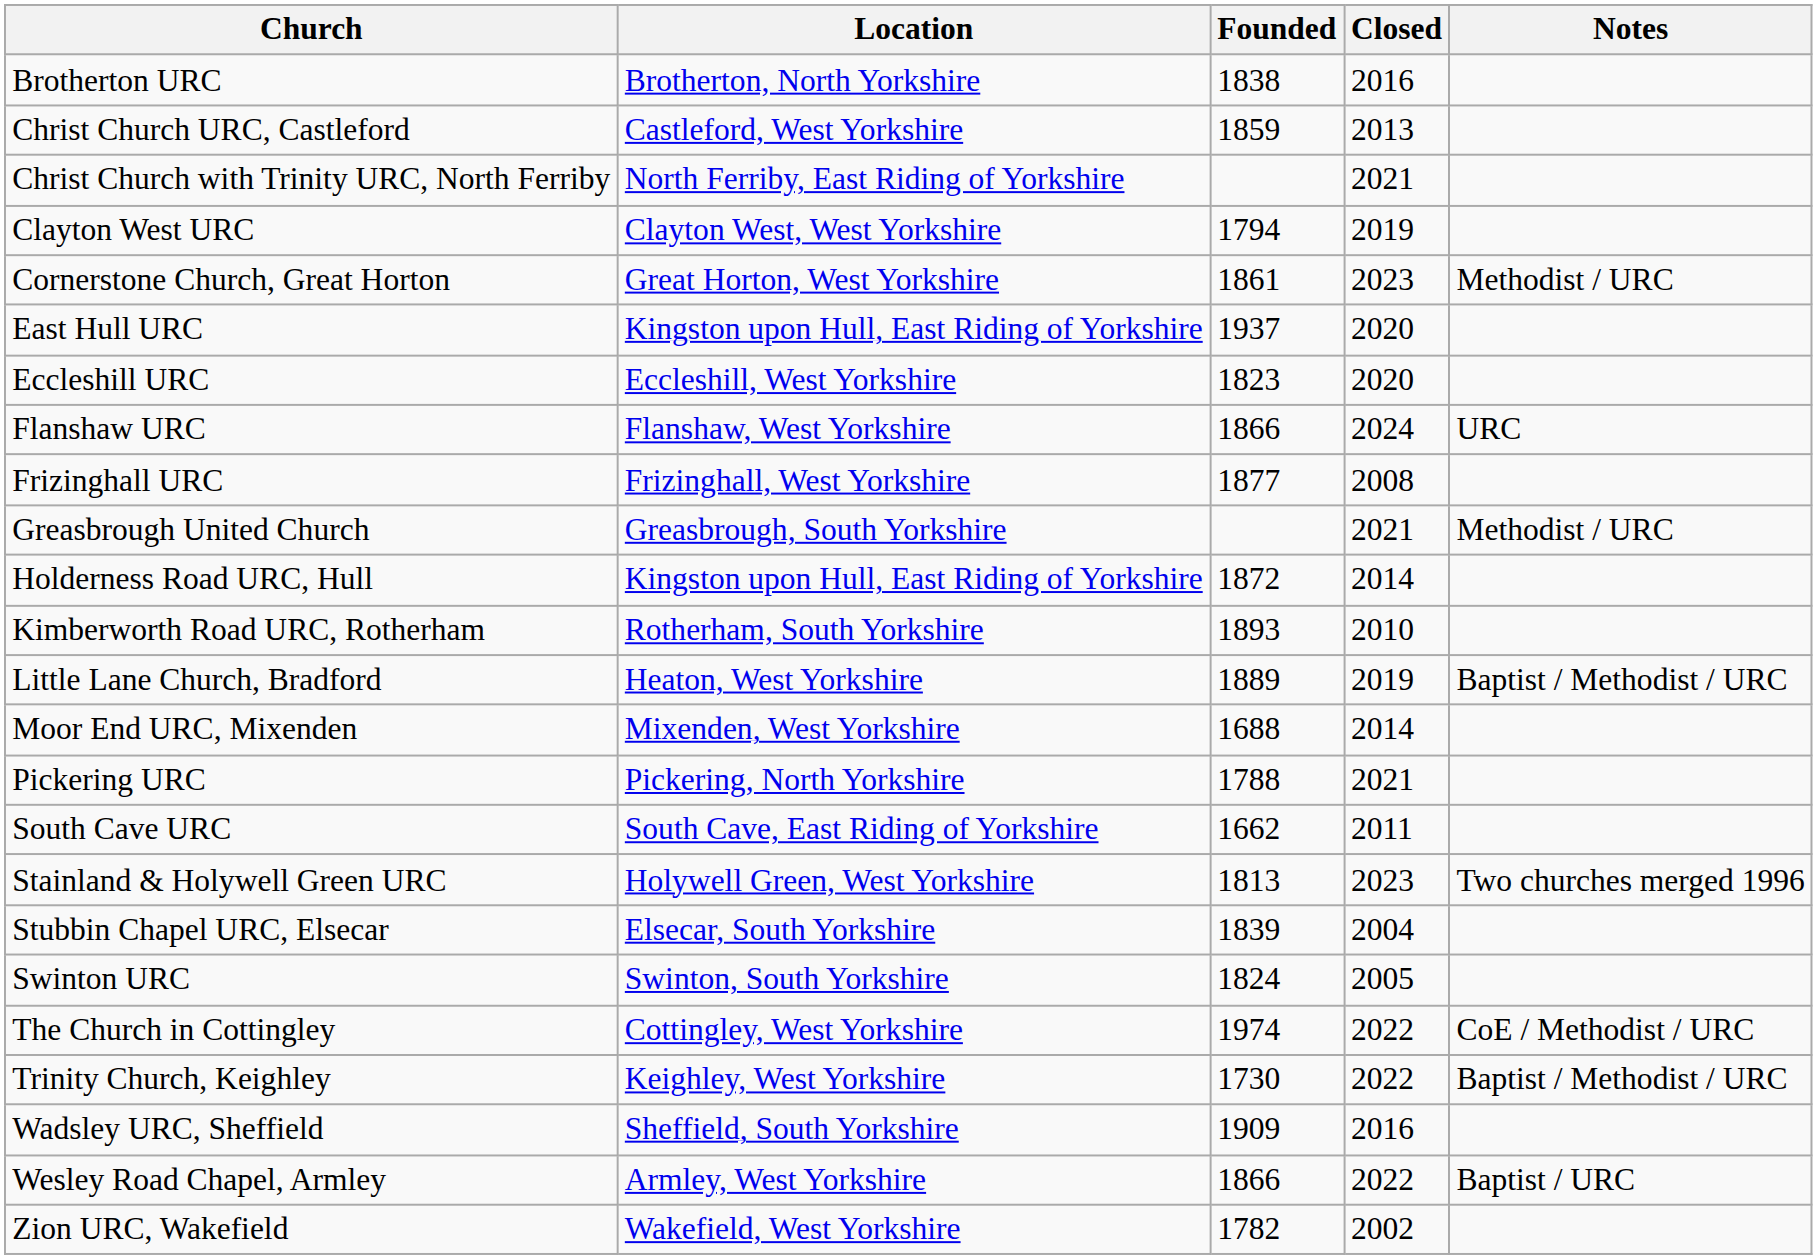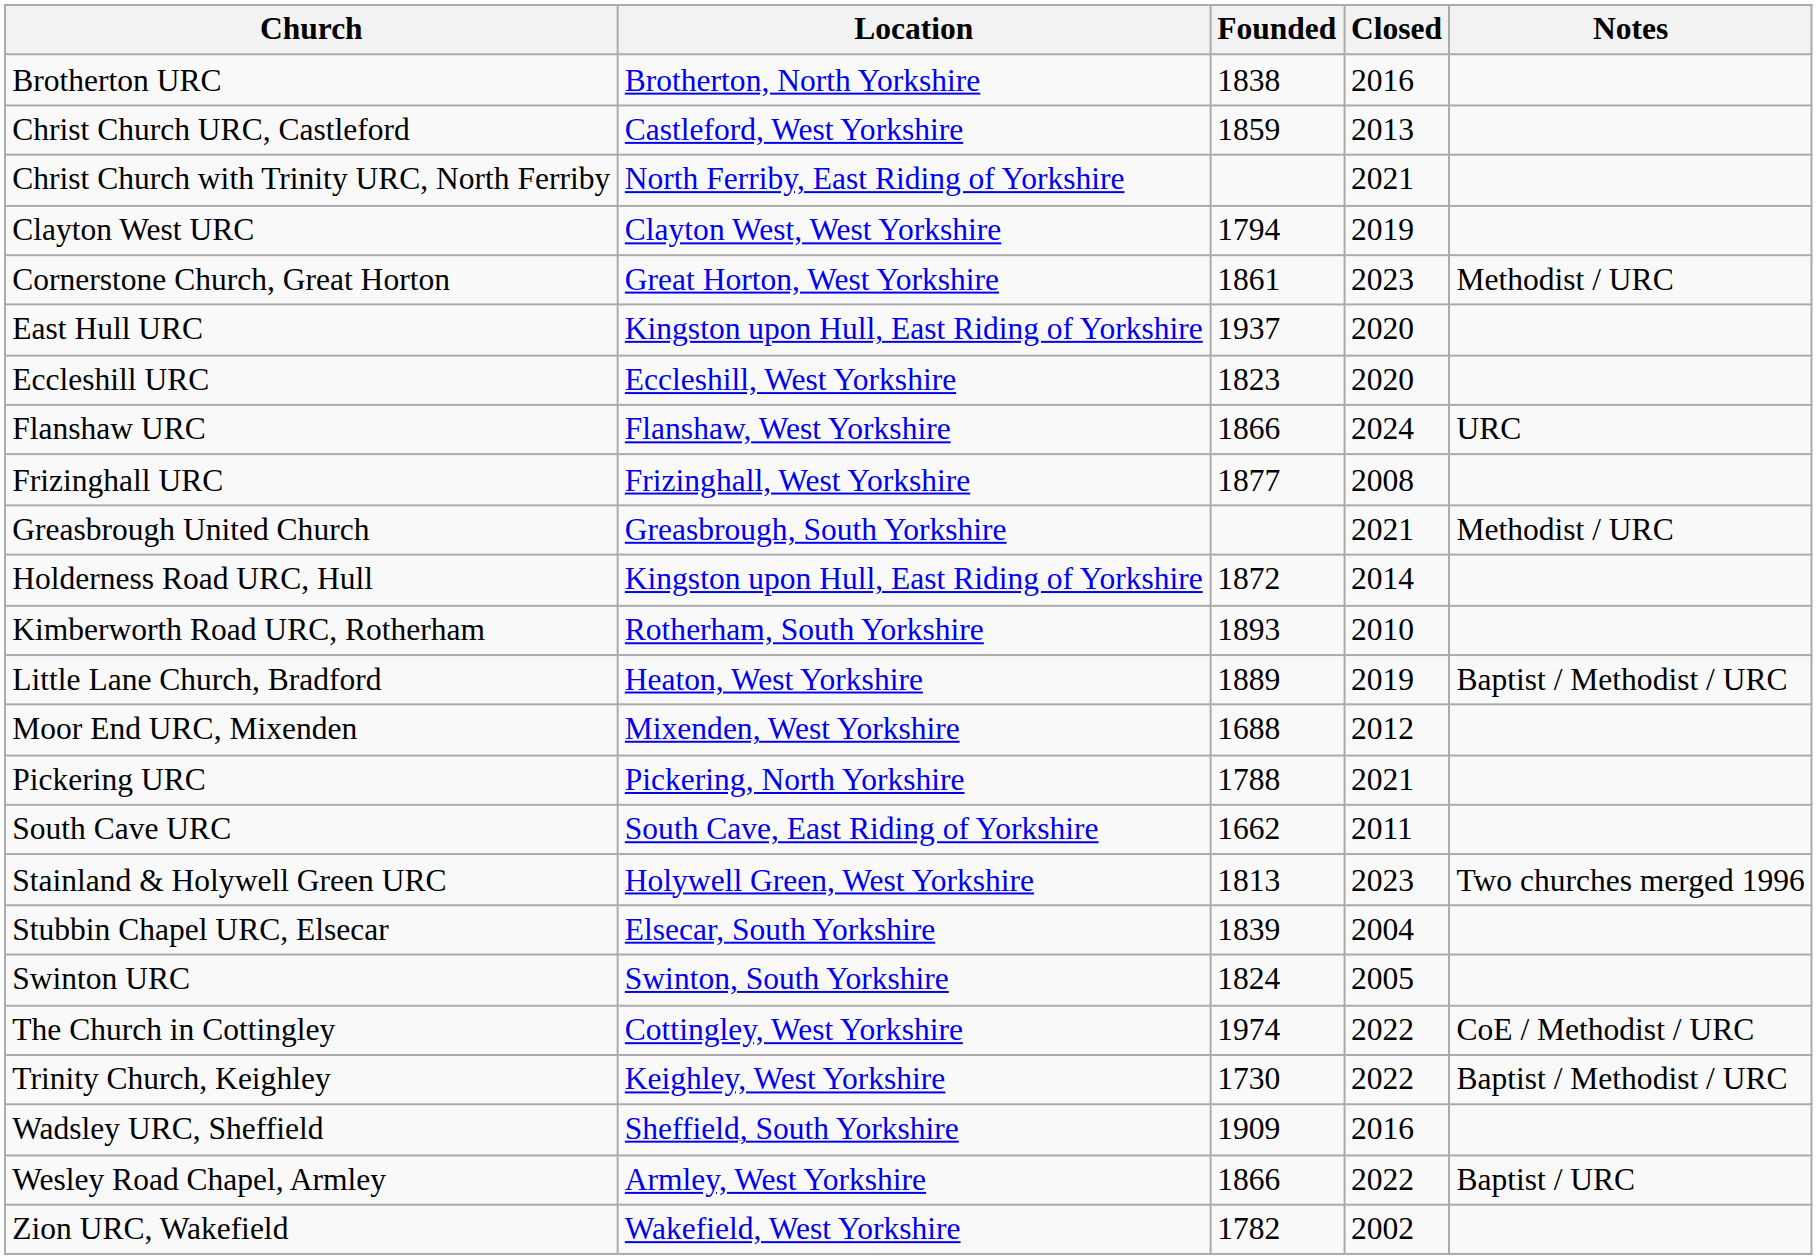(1382, 729) 2014 -> (1382, 729) 2012
